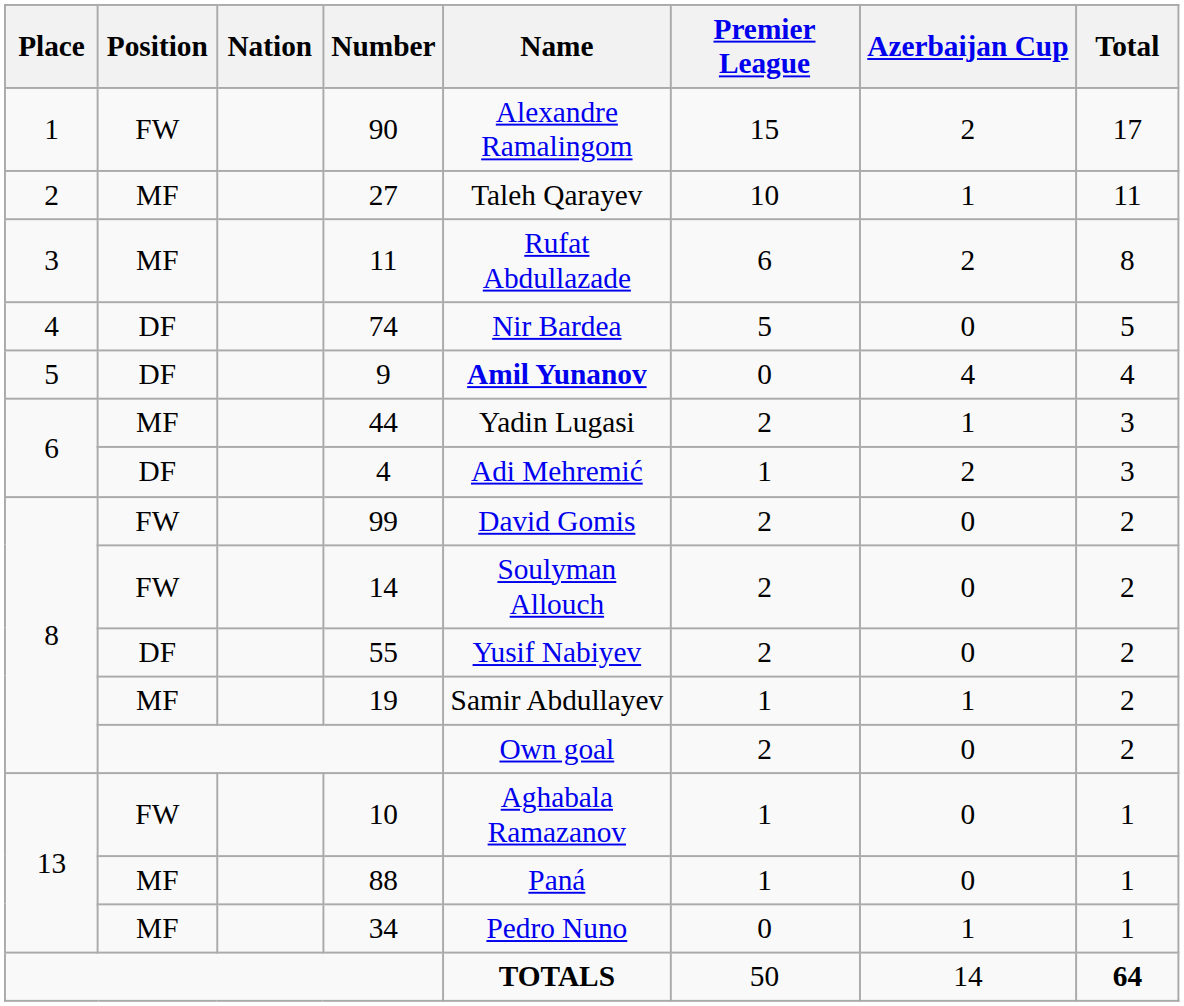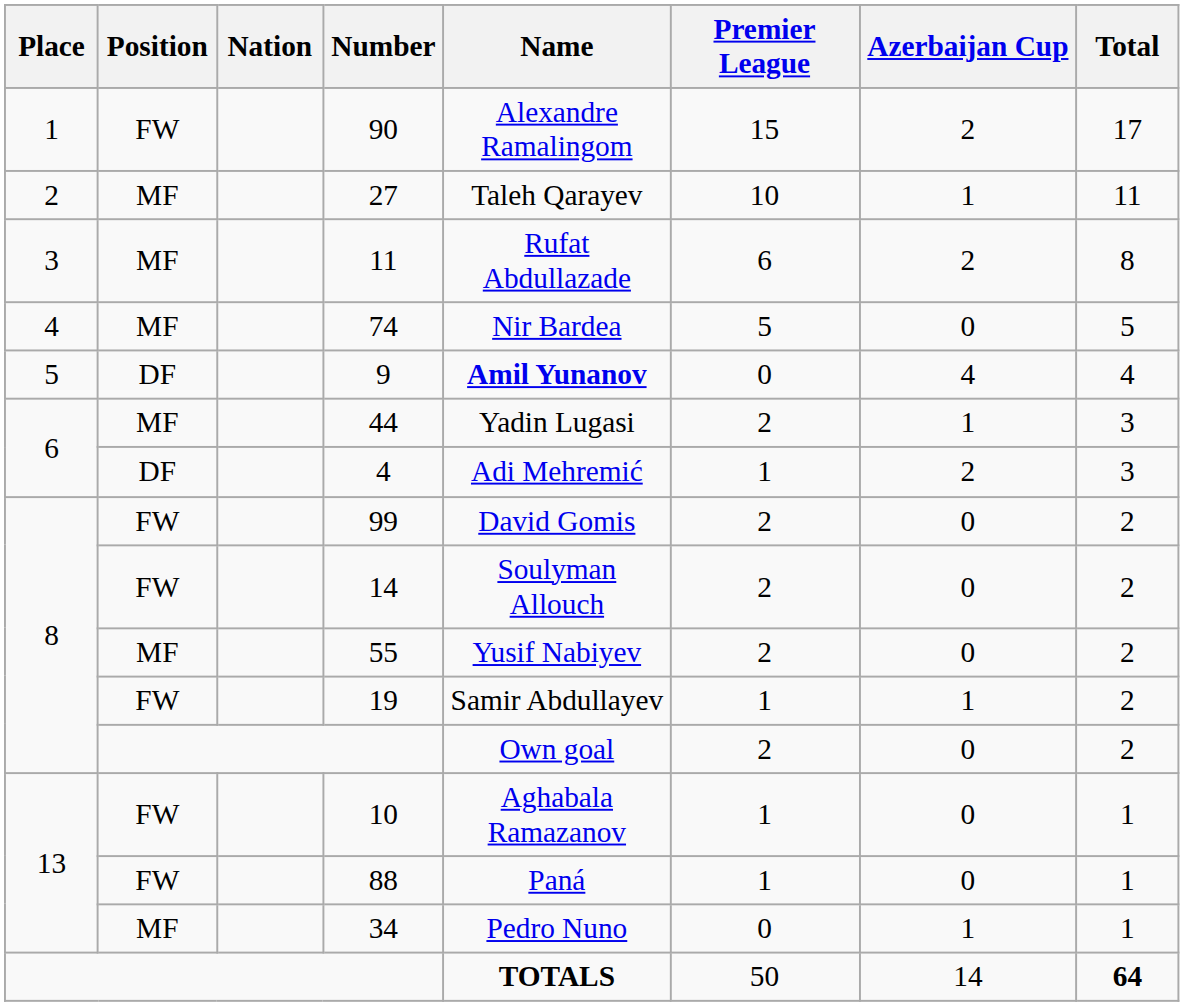(157, 326) DF -> (157, 326) MF
(157, 651) DF -> (157, 651) MF
(157, 699) MF -> (157, 699) FW
(157, 879) MF -> (157, 879) FW
